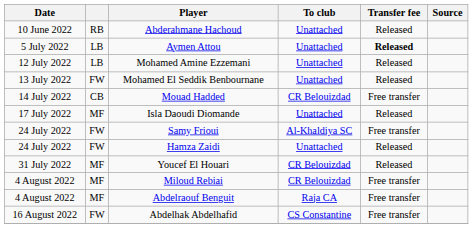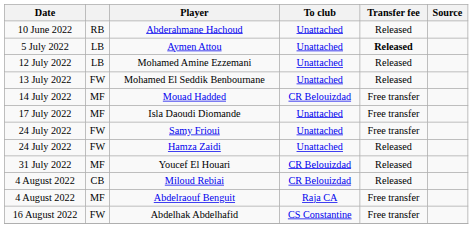(97, 96) CB -> (97, 96) MF
(394, 113) Released -> (394, 113) Free transfer
(319, 130) Al-Khaldiya SC -> (320, 130) Unattached
(97, 180) MF -> (97, 180) CB
(394, 180) Free transfer -> (394, 180) Released
